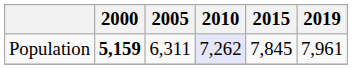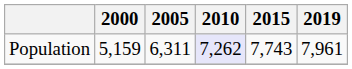(120, 49) bold -> (120, 49) normal
(271, 49) 7,845 -> (271, 49) 7,743
